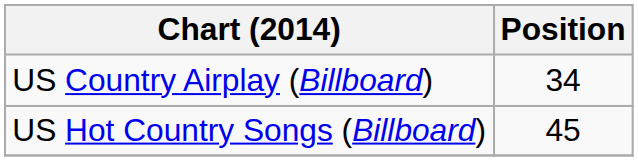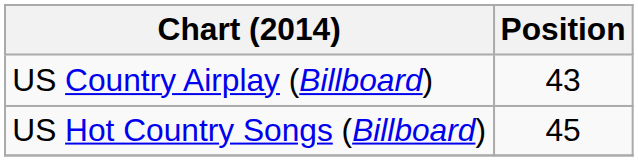(563, 79) 34 -> (563, 79) 43
